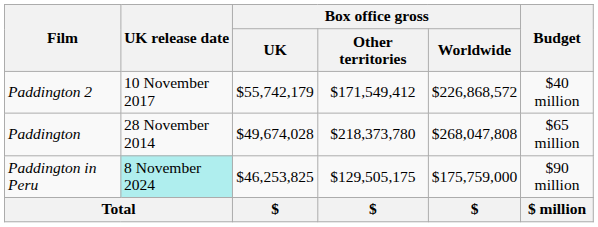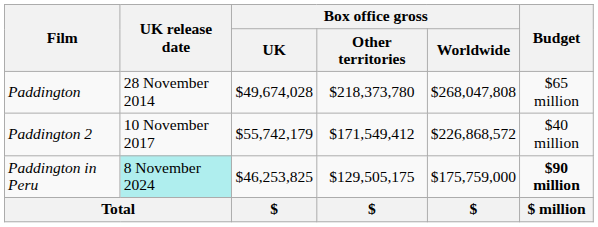rows swapped: (44, 134) <-> (50, 92)
(557, 176) normal -> (556, 176) bold
